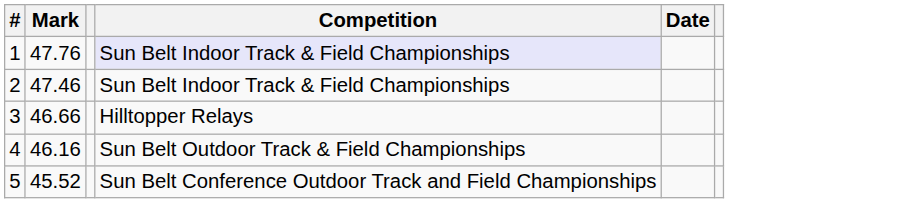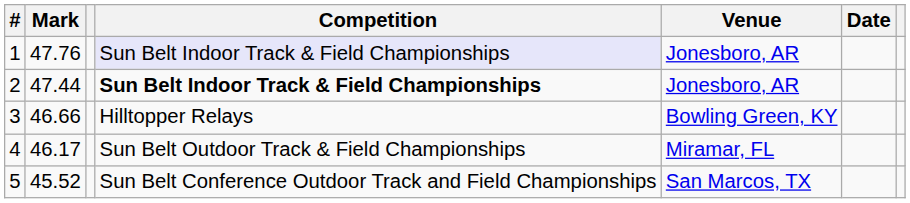+ column: (752, 20)
(55, 85) 47.46 -> (55, 85) 47.44
(305, 85) normal -> (320, 85) bold
(55, 149) 46.16 -> (55, 149) 46.17
